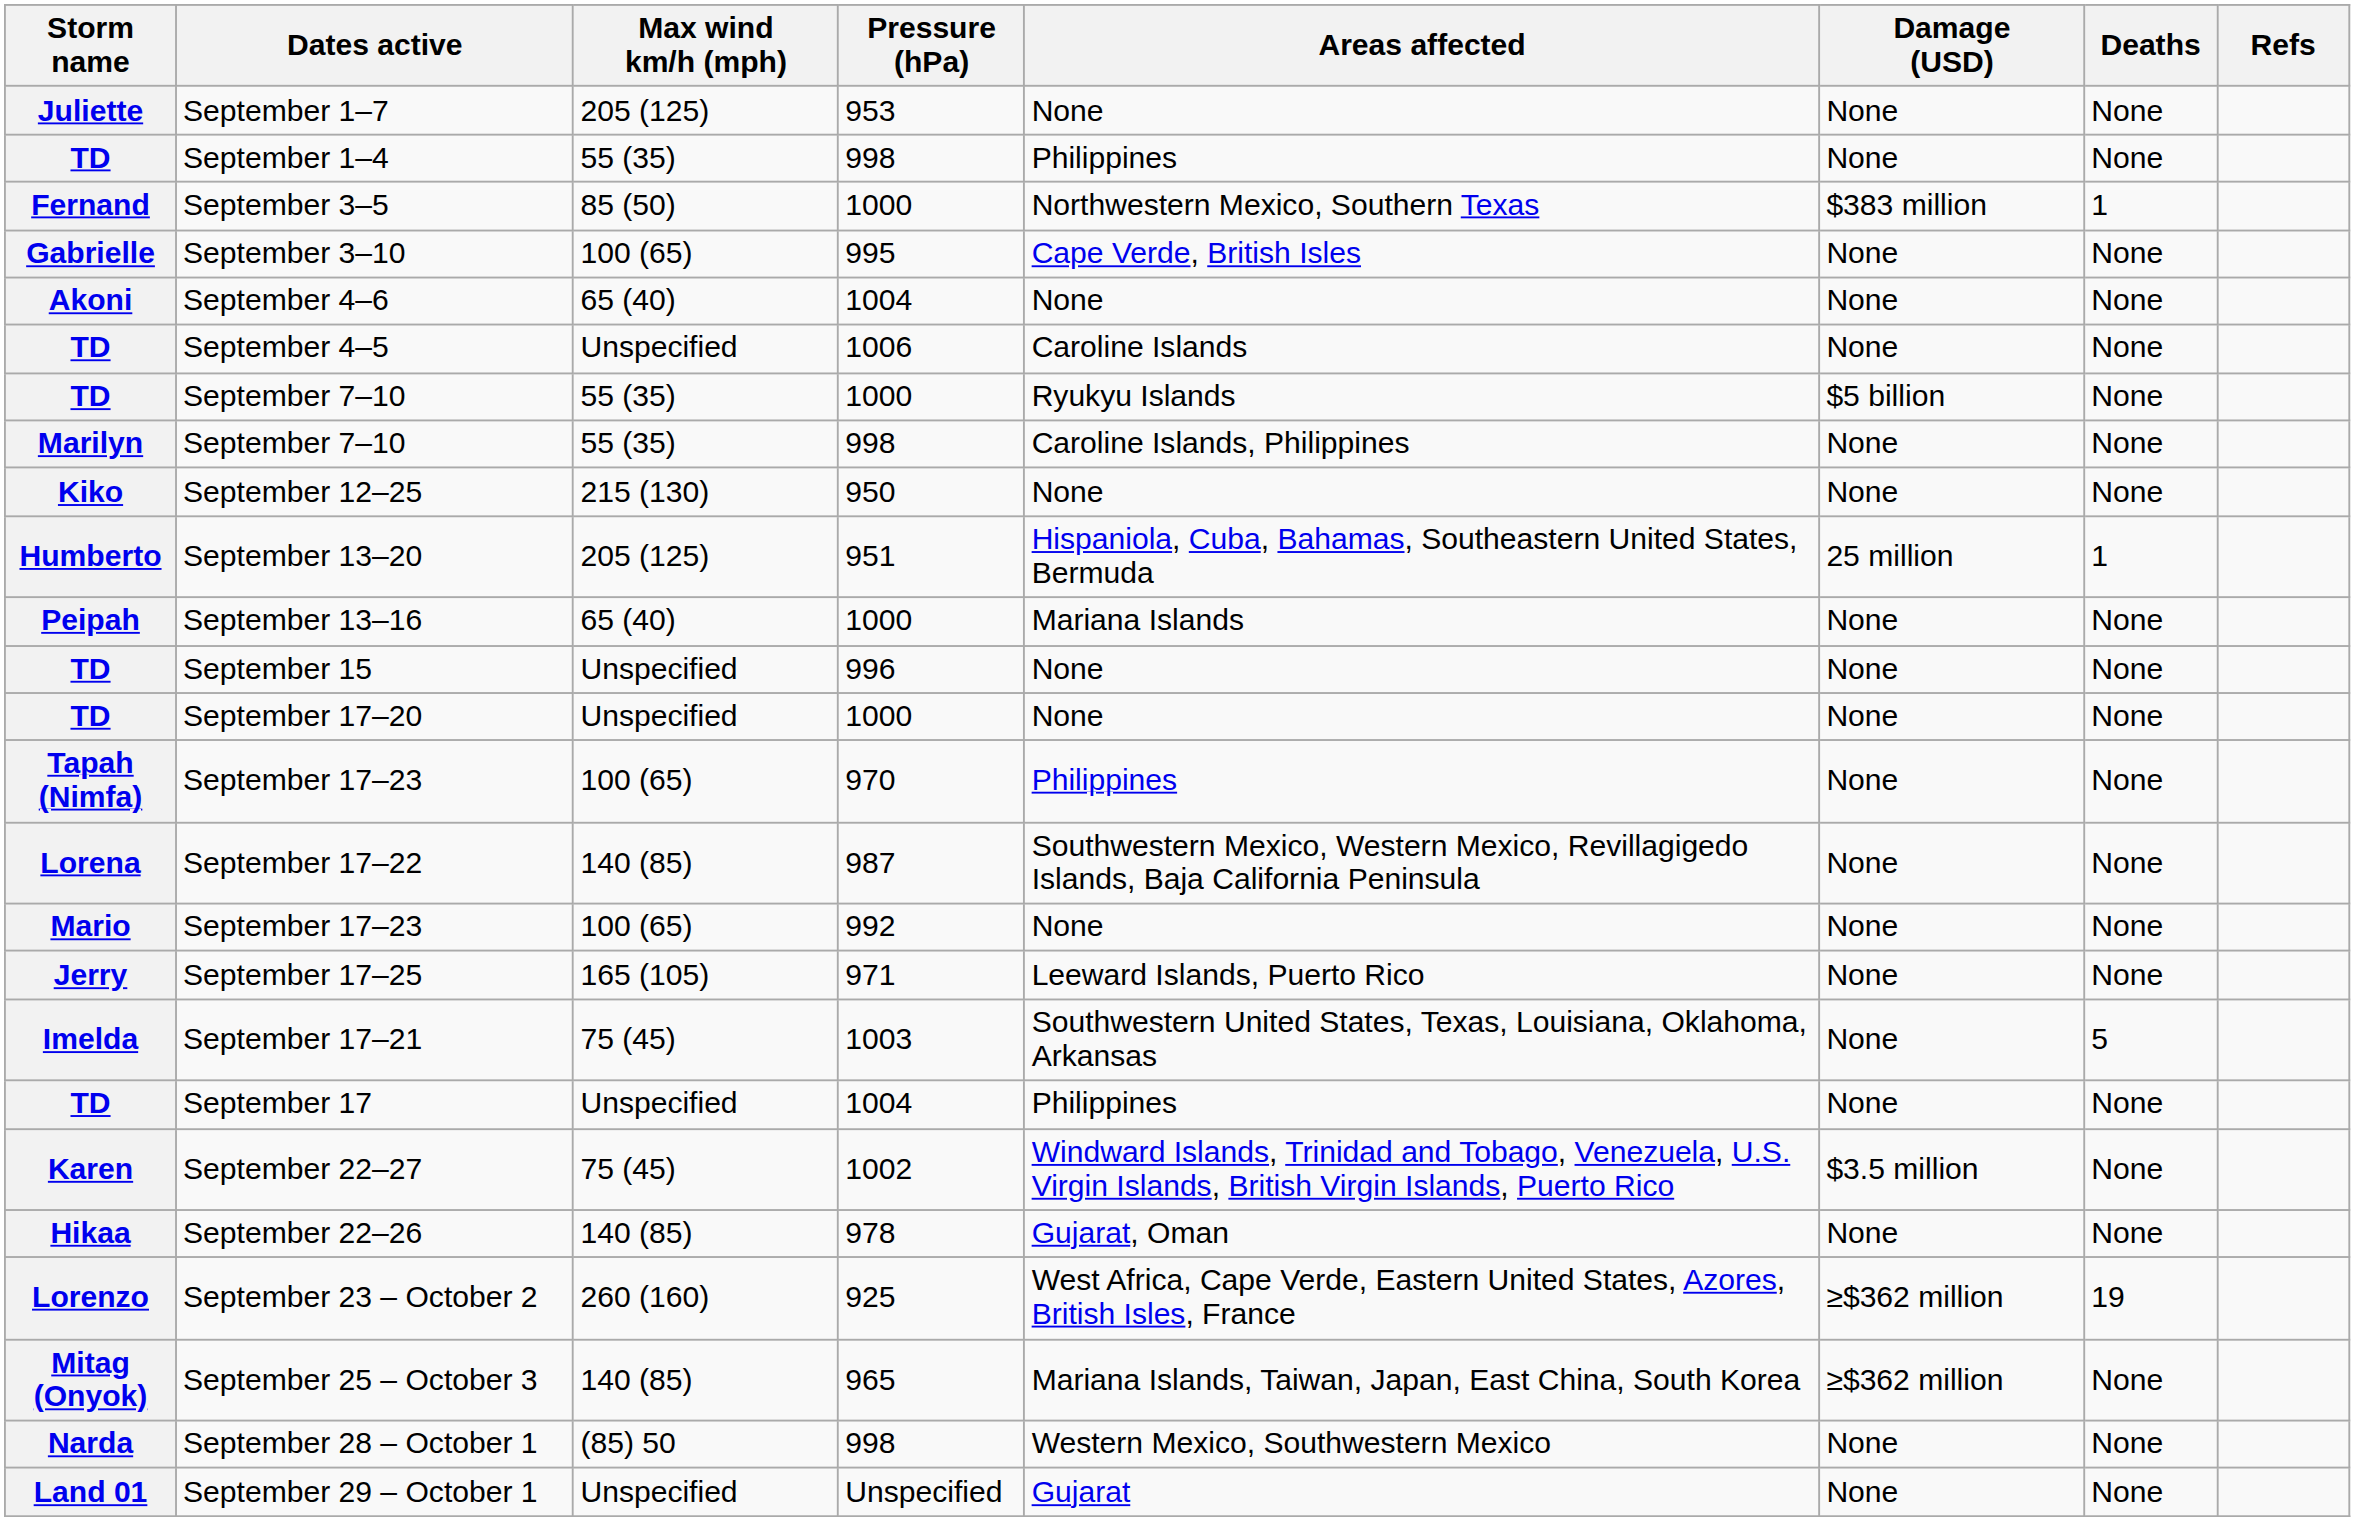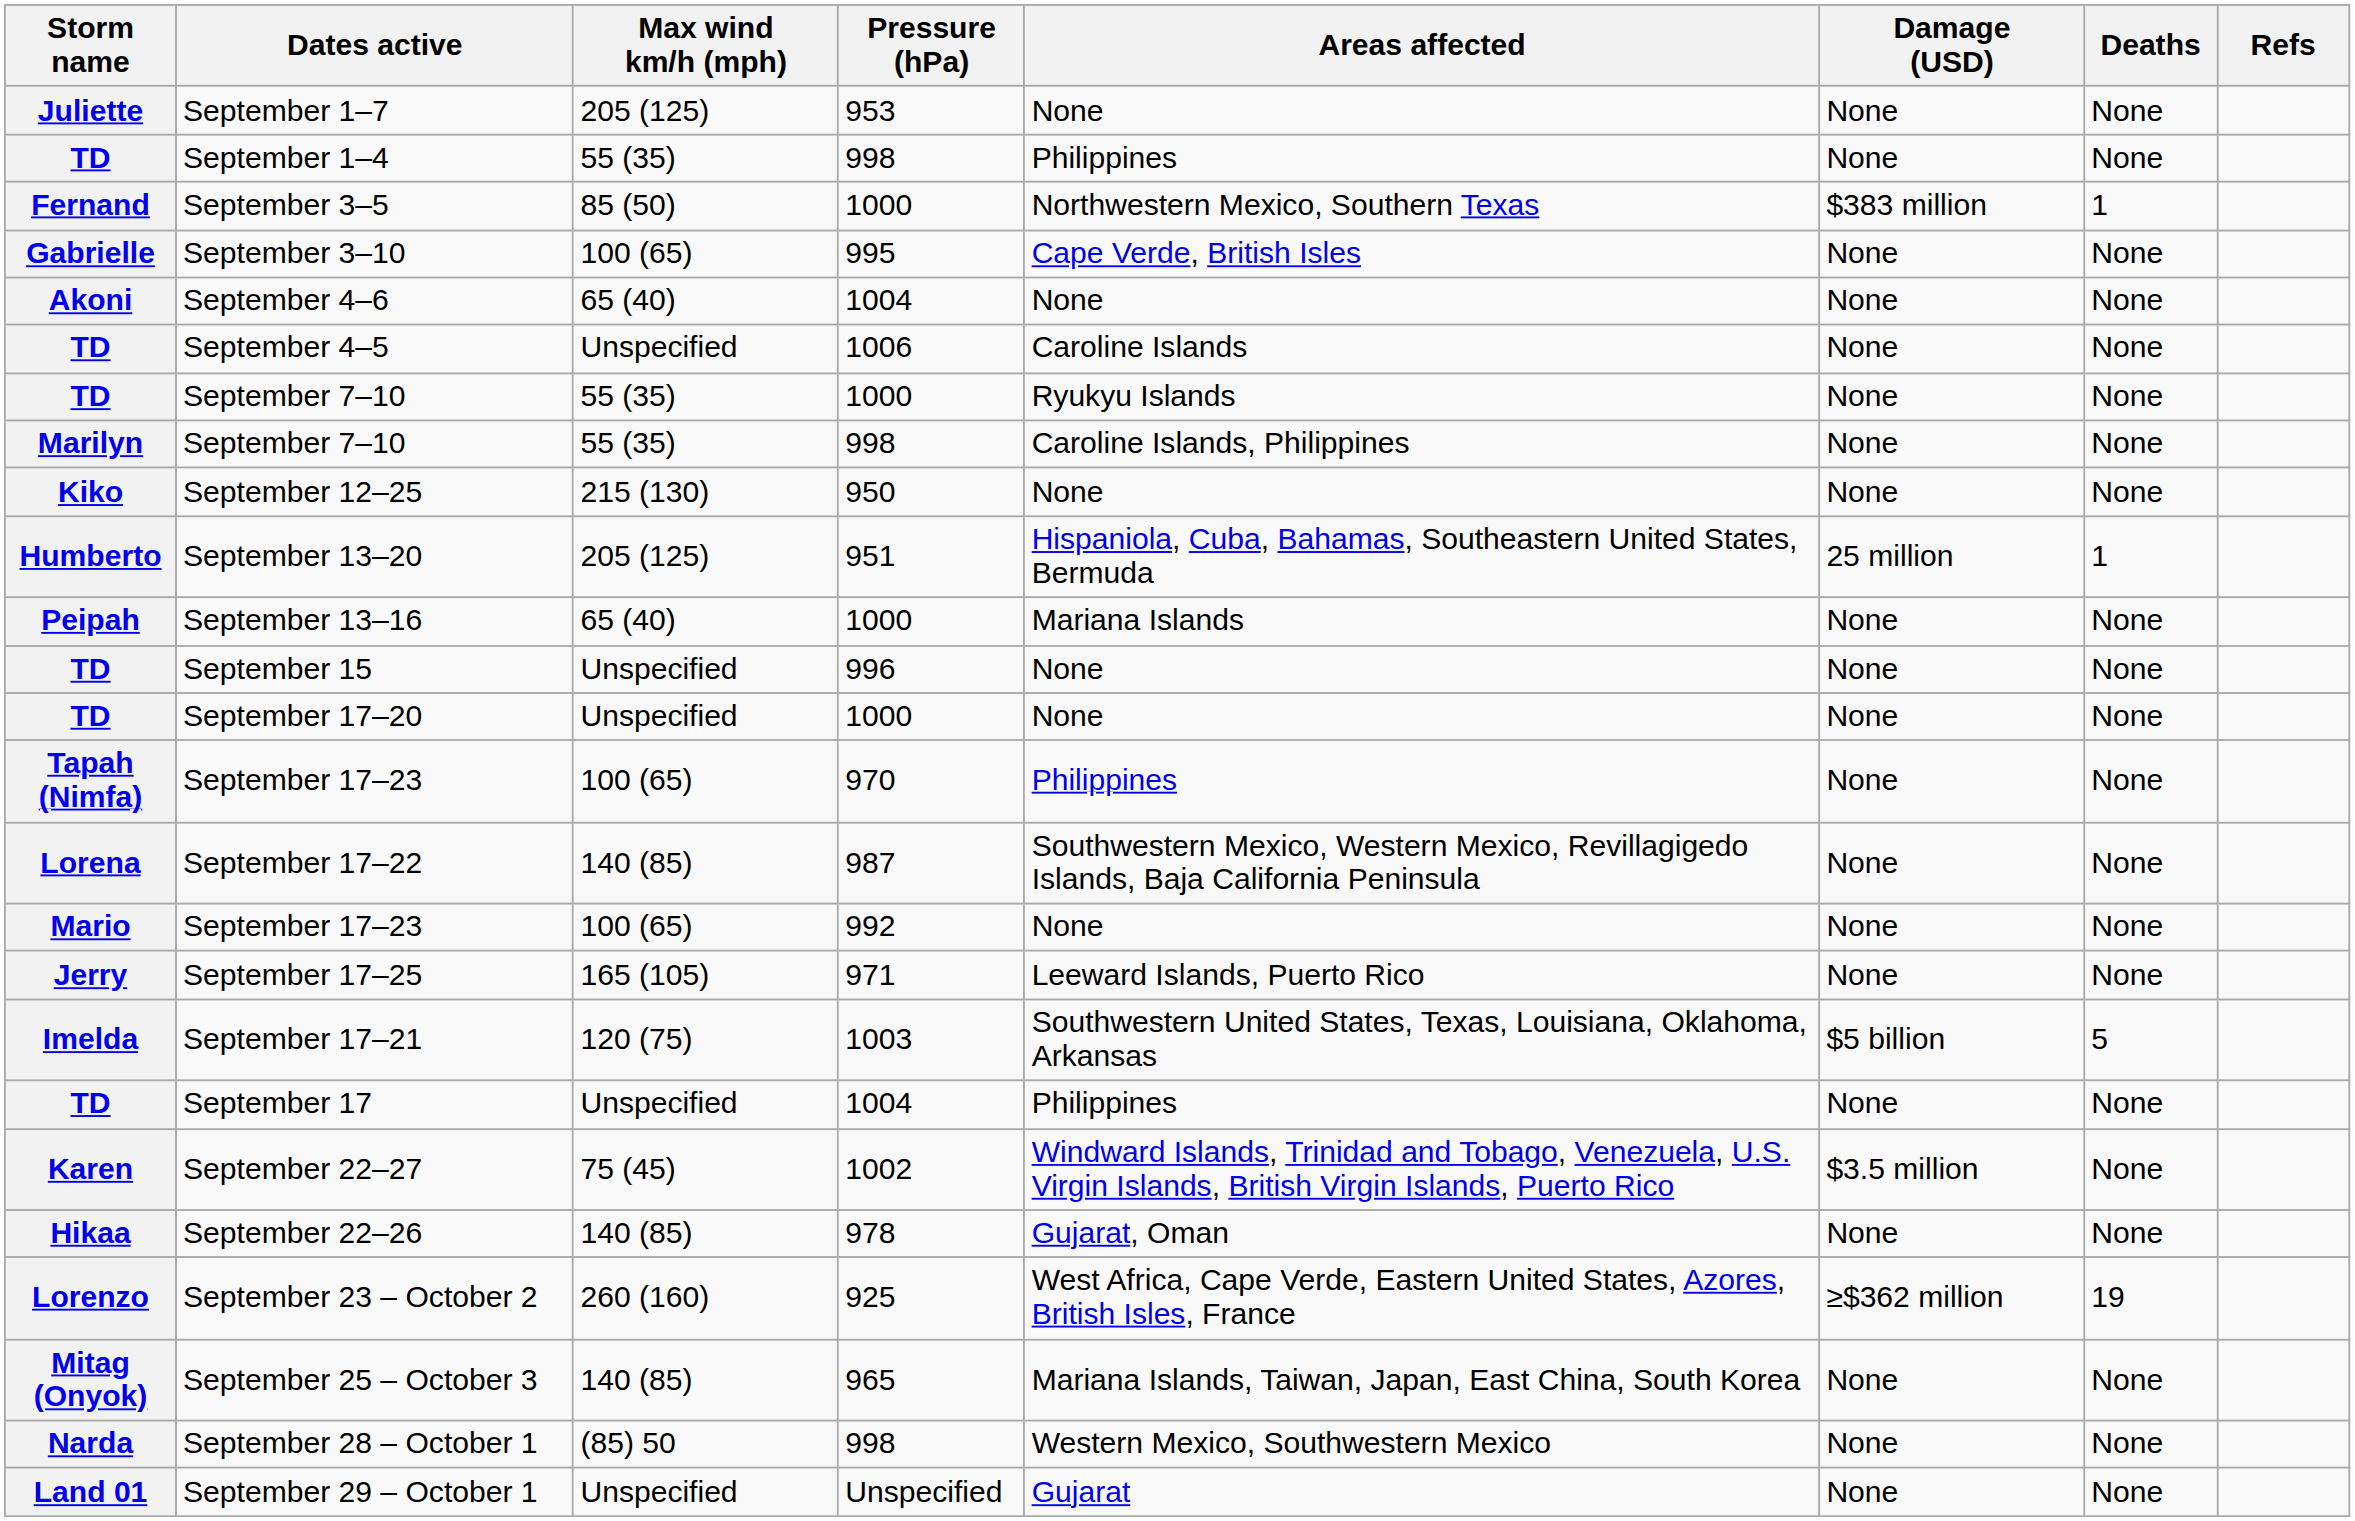(1886, 396) $5 billion -> (1862, 396) None
(628, 1039) 75 (45) -> (636, 1039) 120 (75)
(1862, 1039) None -> (1886, 1039) $5 billion
(1915, 1379) ≥$362 million -> (1862, 1379) None
